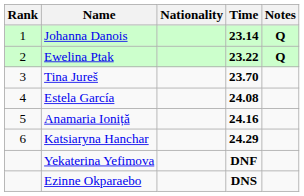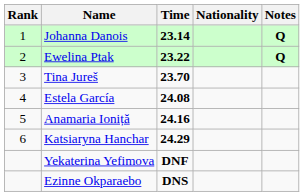columns swapped: (192, 14) <-> (244, 14)
